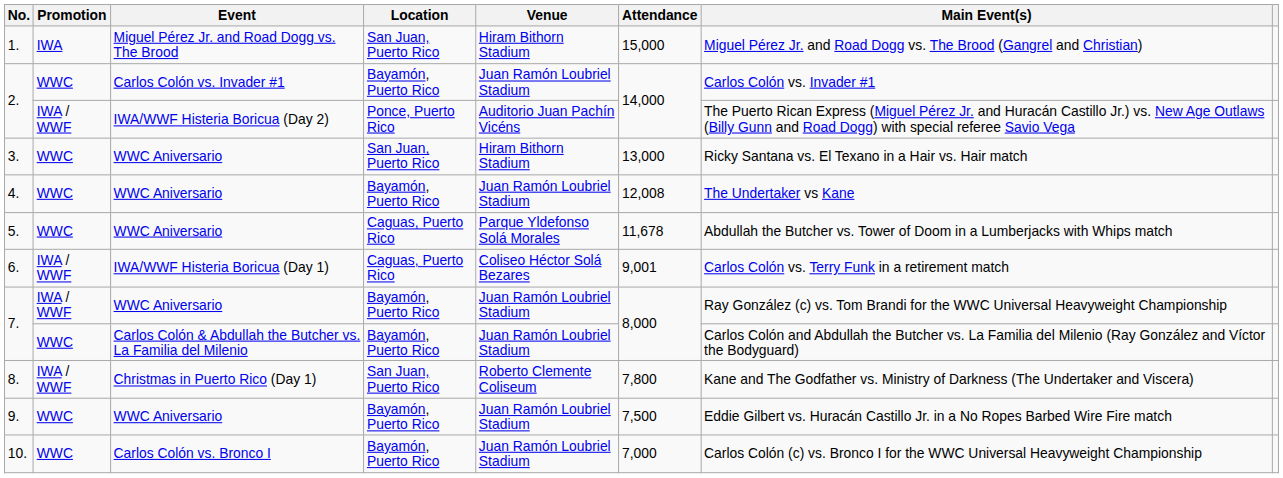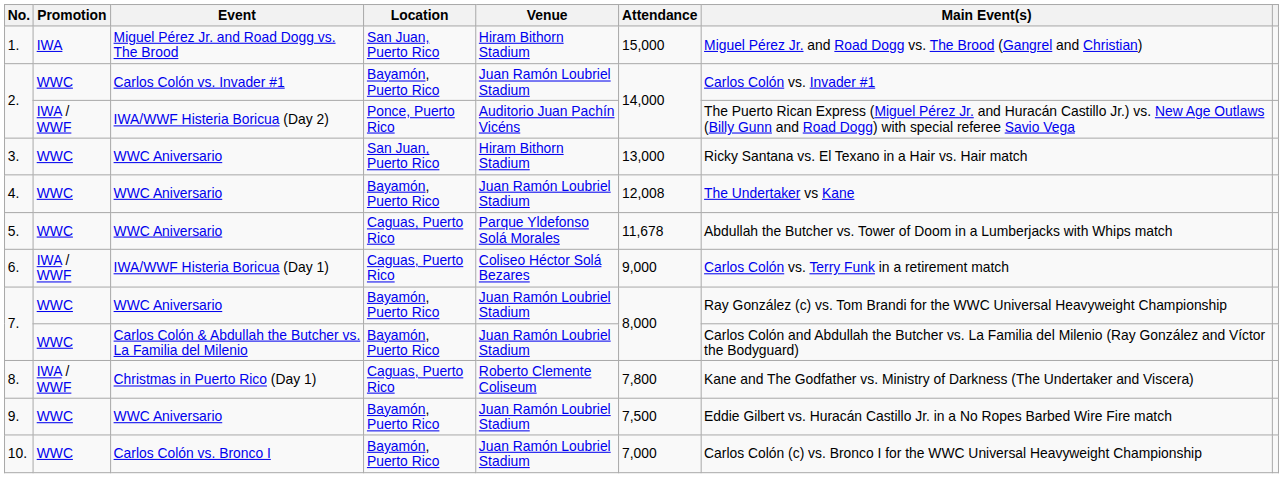(639, 268) 9,001 -> (639, 268) 9,000
(54, 305) IWA / WWF -> (55, 305) WWC
(403, 379) San Juan, Puerto Rico -> (415, 379) Caguas, Puerto Rico
